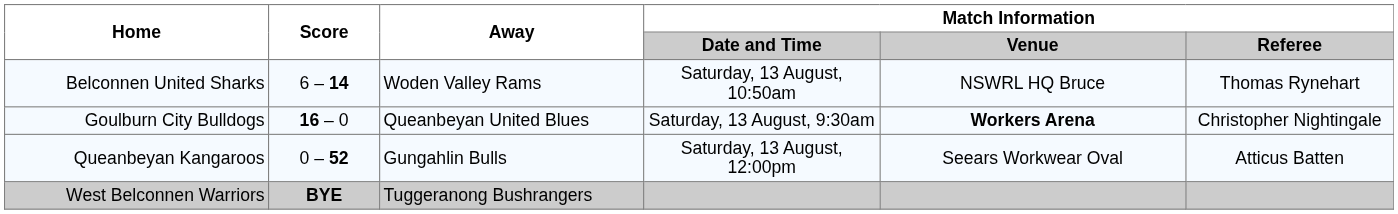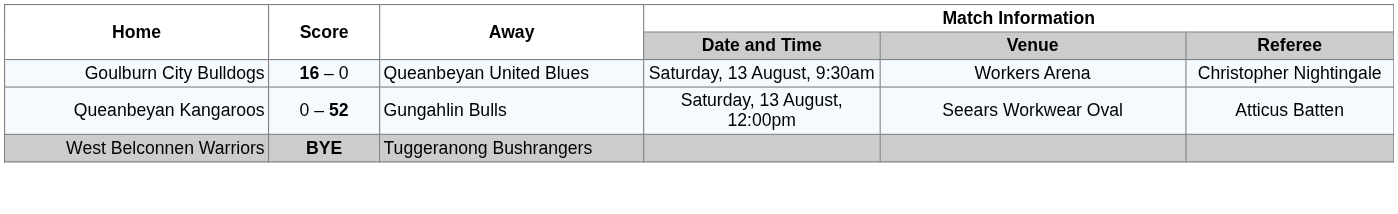- row: (165, 83)
(1033, 120) bold -> (1033, 73) normal
